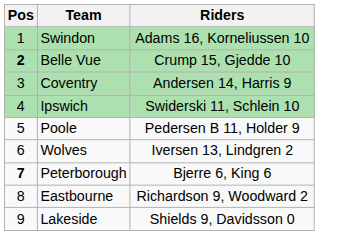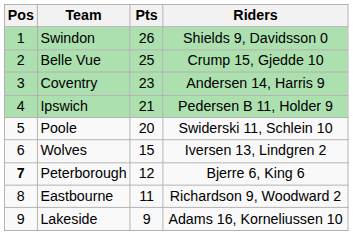+ column: (147, 15)
(222, 38) Adams 16, Korneliussen 10 -> (256, 38) Shields 9, Davidsson 0
(21, 60) bold -> (21, 60) normal
(222, 106) Swiderski 11, Schlein 10 -> (256, 106) Pedersen B 11, Holder 9
(222, 128) Pedersen B 11, Holder 9 -> (256, 128) Swiderski 11, Schlein 10
(222, 219) Shields 9, Davidsson 0 -> (256, 219) Adams 16, Korneliussen 10
